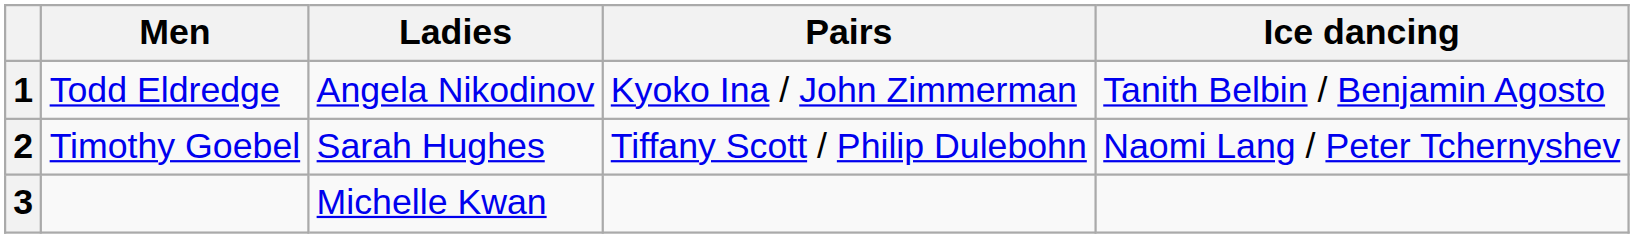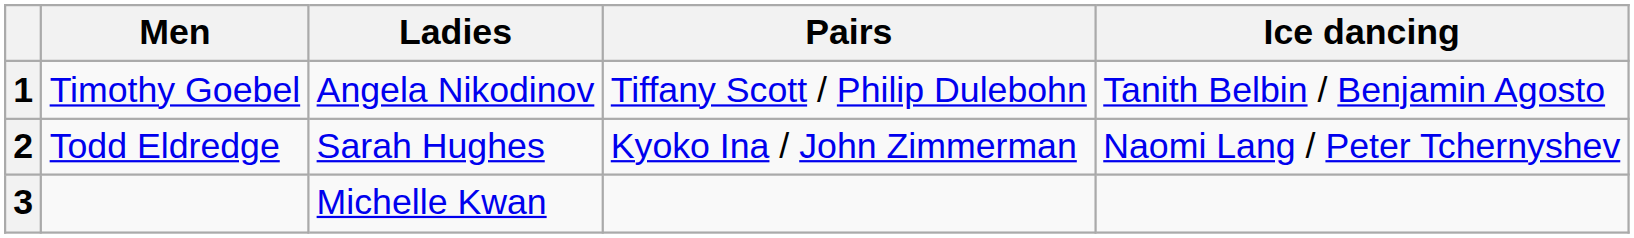(165, 89) Todd Eldredge -> (175, 89) Timothy Goebel
(844, 89) Kyoko Ina / John Zimmerman -> (849, 89) Tiffany Scott / Philip Dulebohn
(175, 145) Timothy Goebel -> (165, 145) Todd Eldredge
(849, 145) Tiffany Scott / Philip Dulebohn -> (844, 145) Kyoko Ina / John Zimmerman
